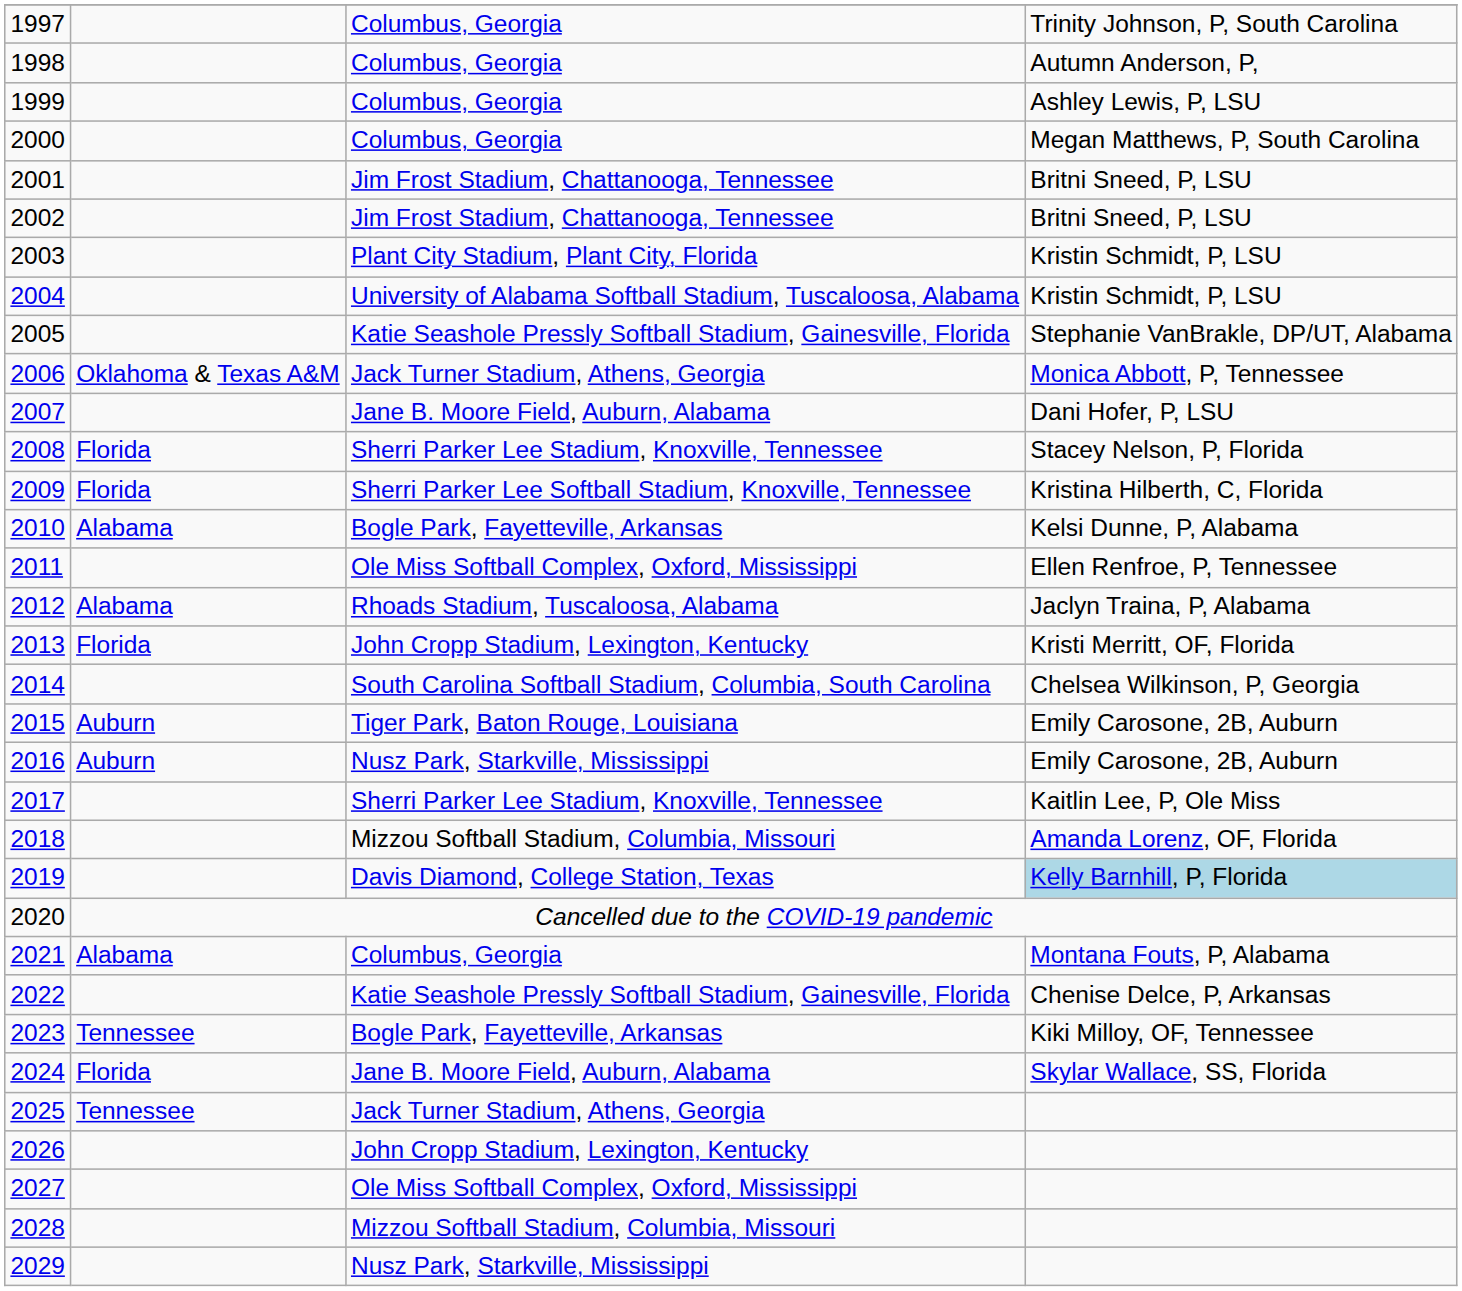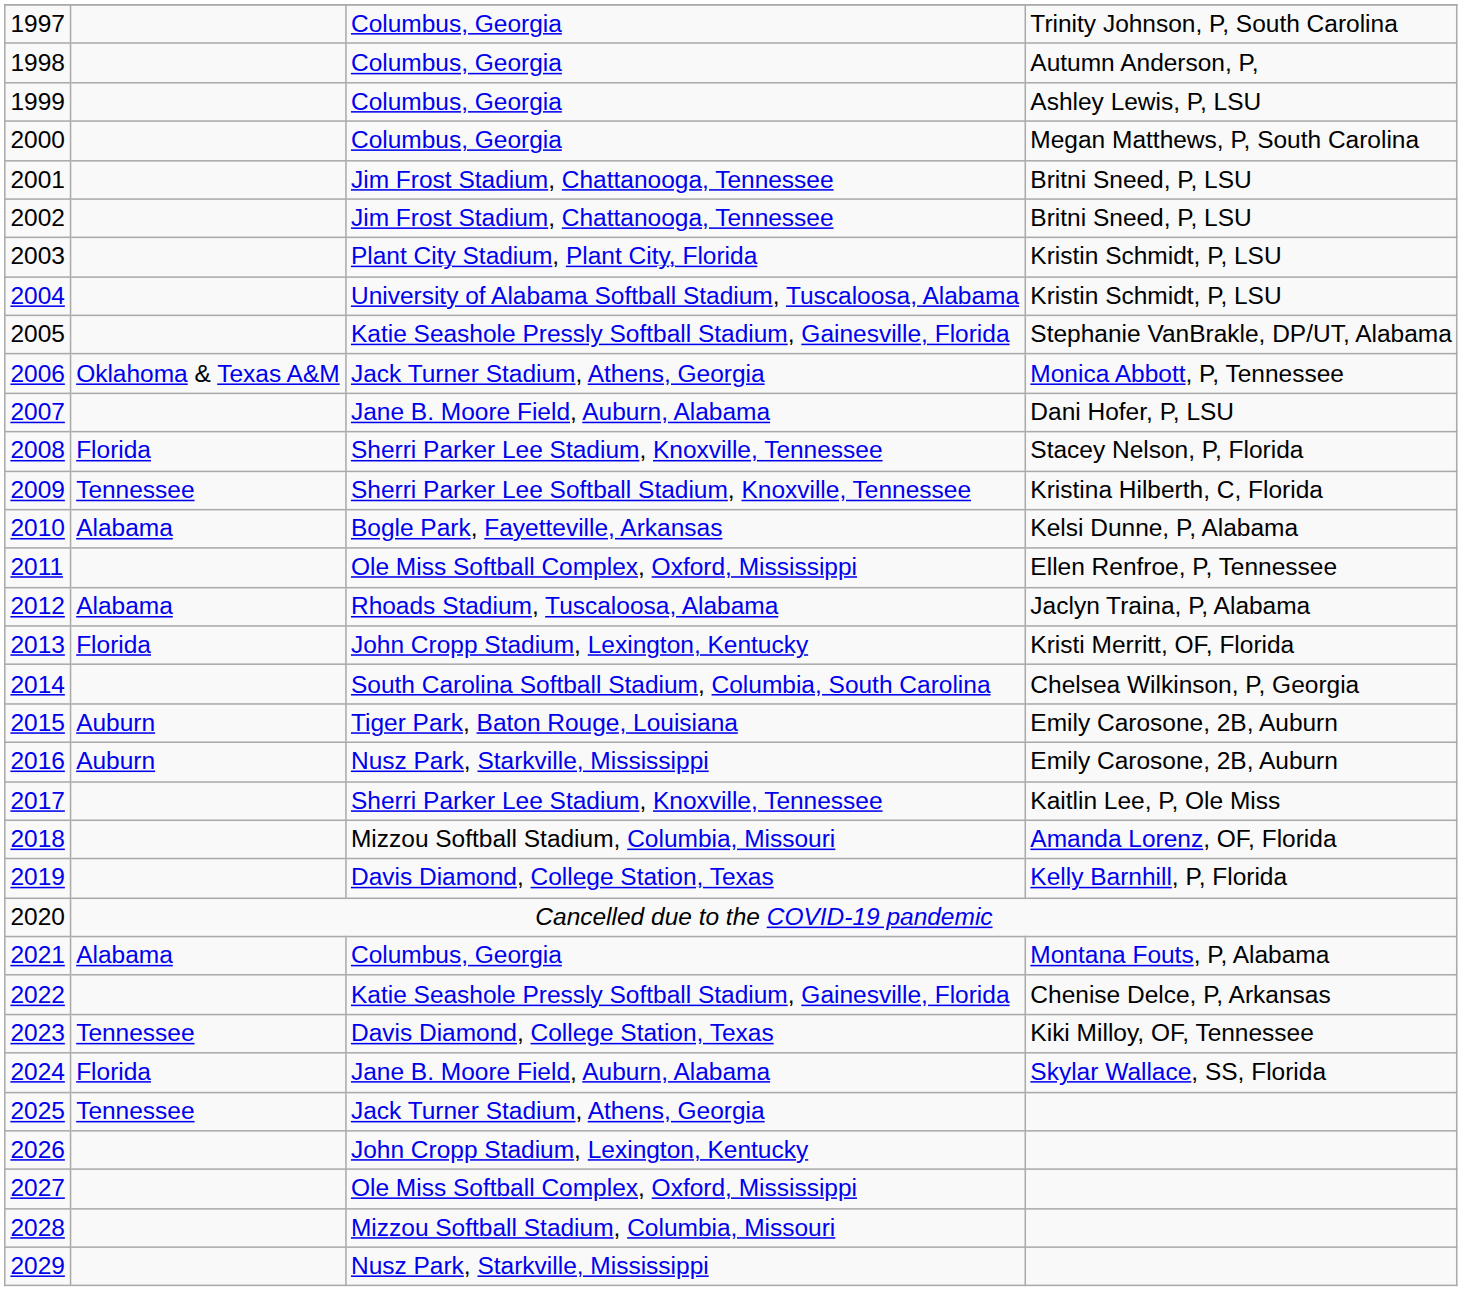(114, 489) Florida -> (135, 489) Tennessee
(1159, 878) lightblue background -> (1159, 878) no background
(537, 1033) Bogle Park, Fayetteville, Arkansas -> (562, 1033) Davis Diamond, College Station, Texas
